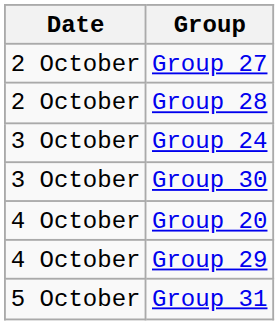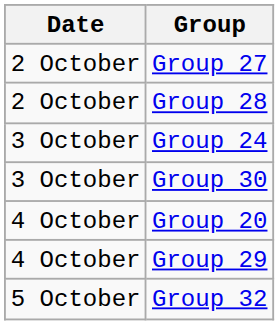- row: (210, 299)
+ row: (210, 299)
